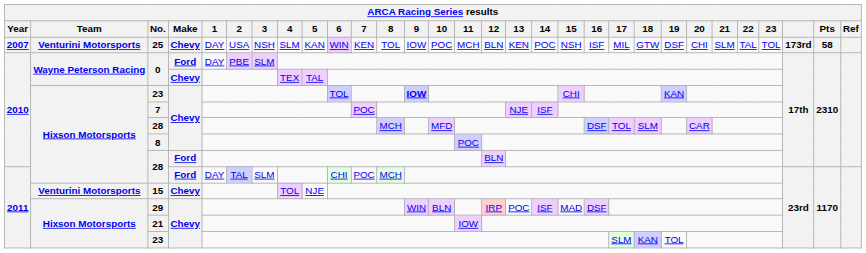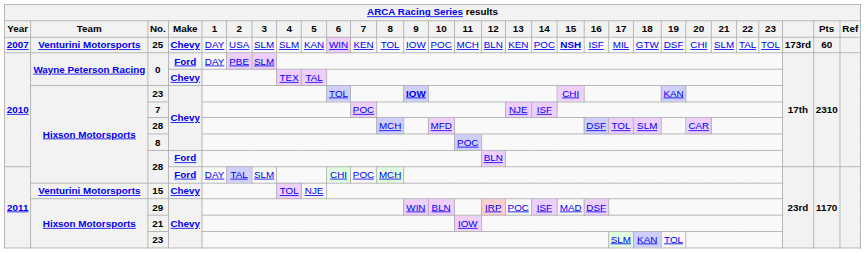(264, 45) NSH -> (264, 45) SLM
(571, 45) normal -> (571, 45) bold
(827, 45) 58 -> (827, 45) 60
